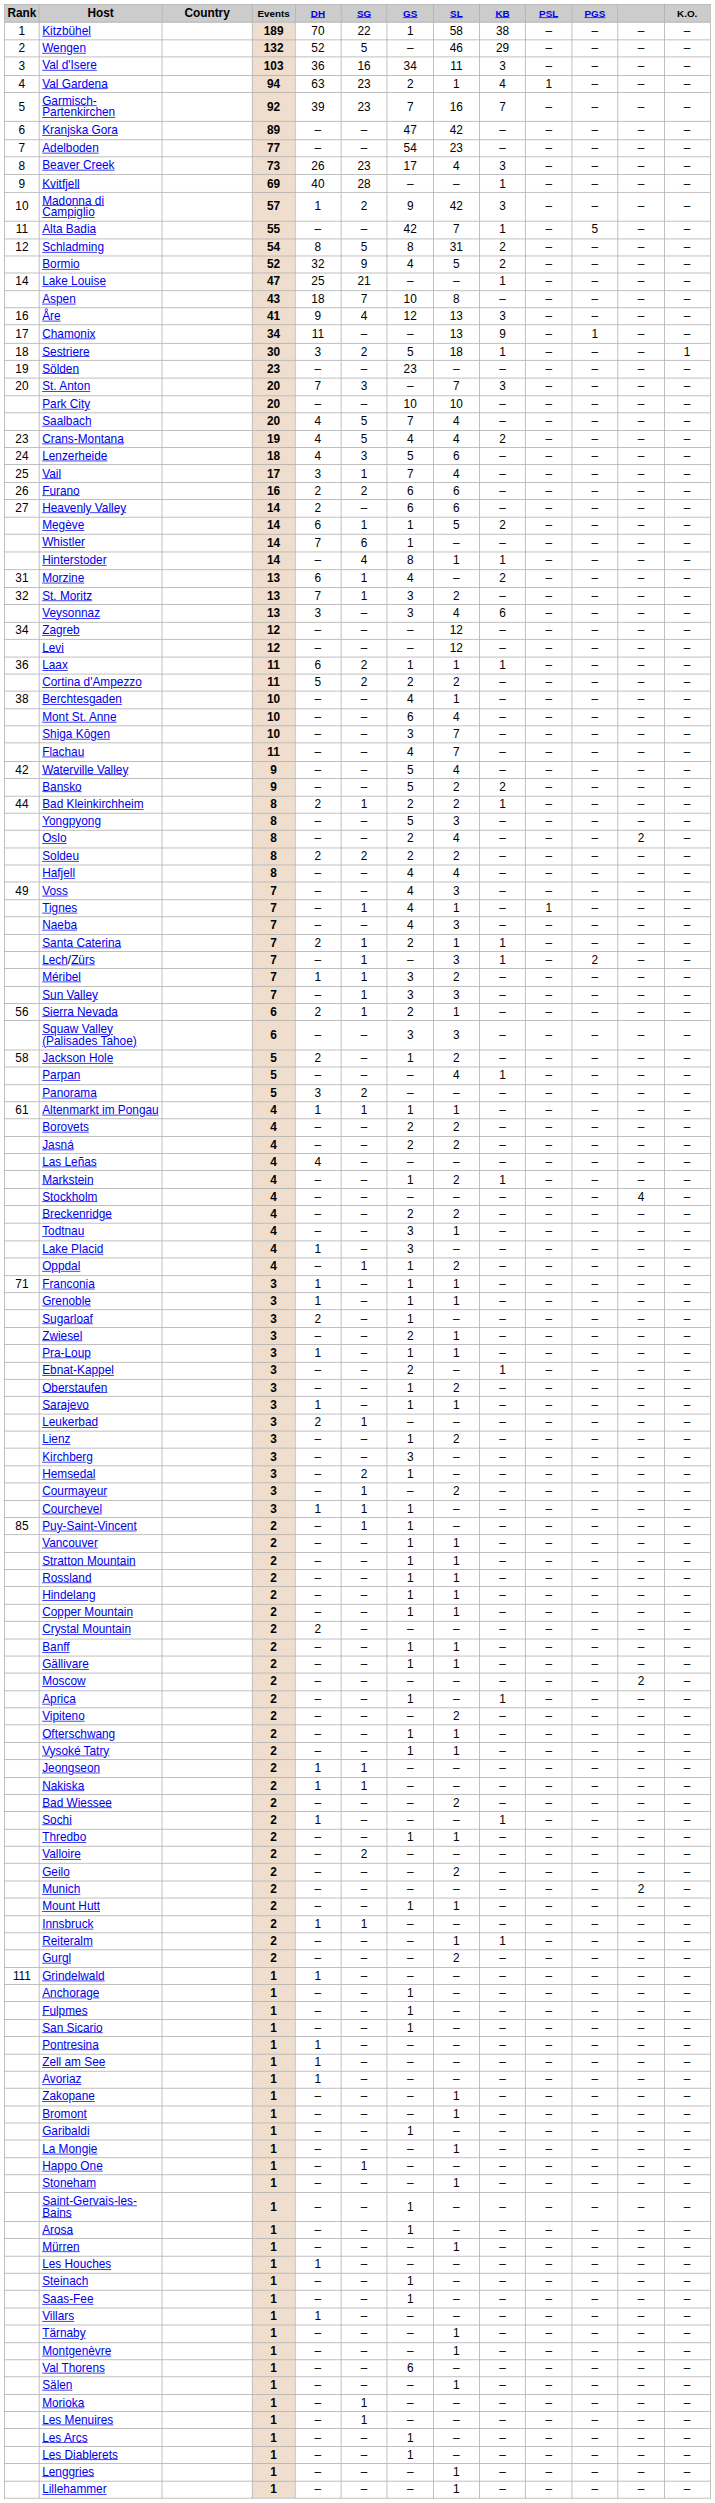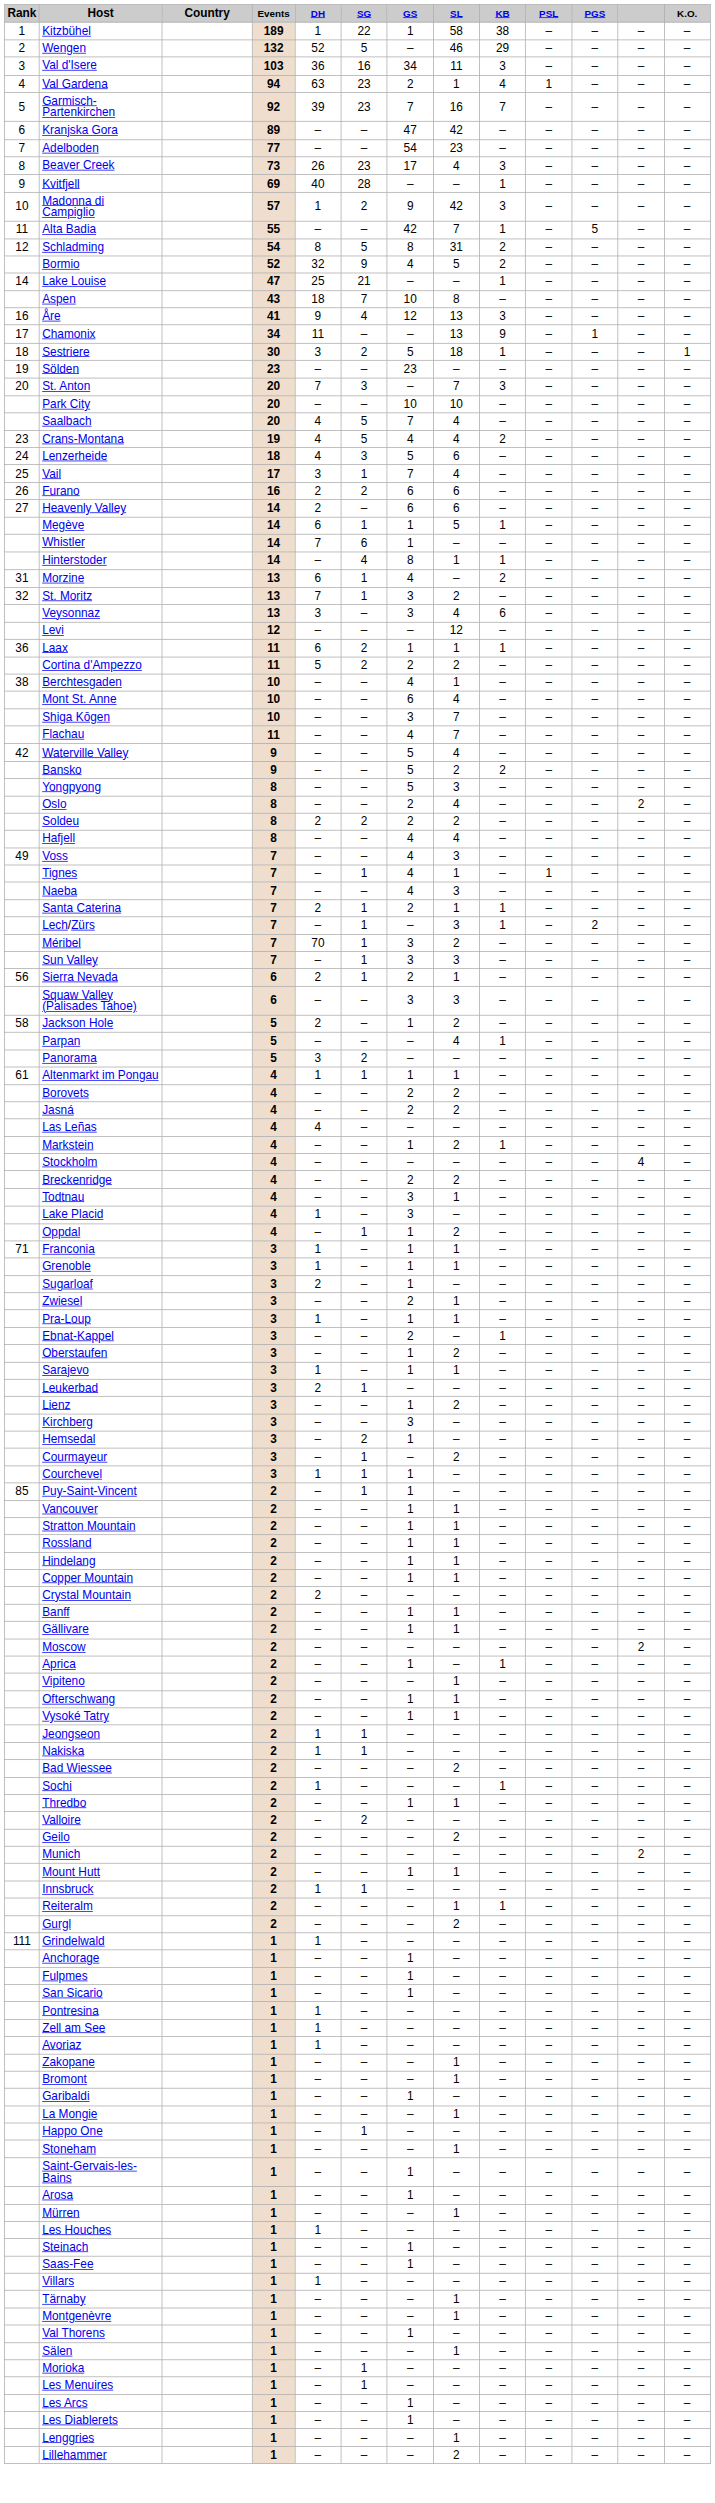(318, 31) 70 -> (318, 31) 1
(503, 525) 2 -> (503, 525) 1
- row: (61, 630)
- row: (93, 804)
(318, 977) 1 -> (318, 942) 70
(456, 1716) 2 -> (456, 1682) 1
(410, 2368) 6 -> (410, 2333) 1
(456, 2489) 1 -> (456, 2454) 2
